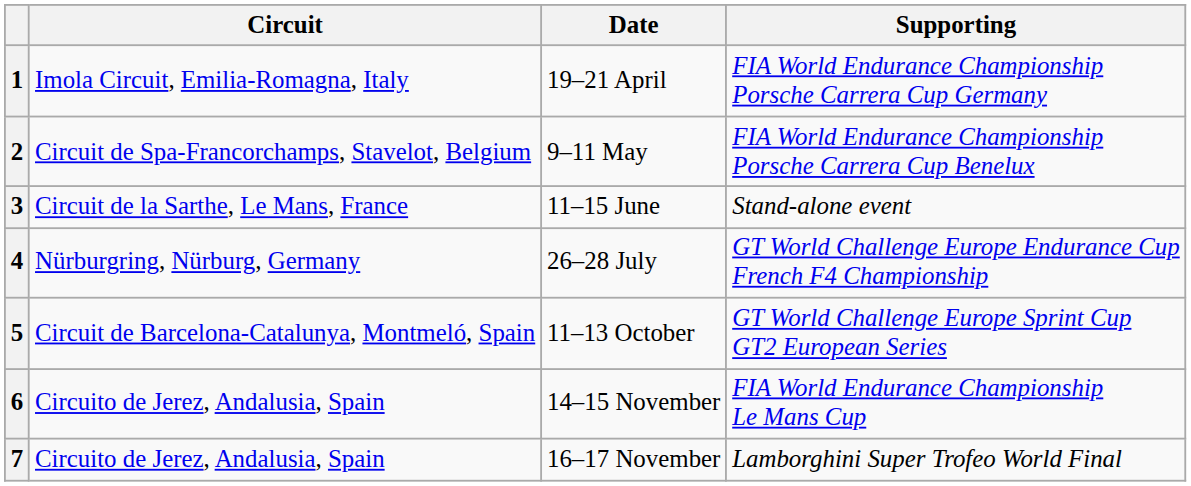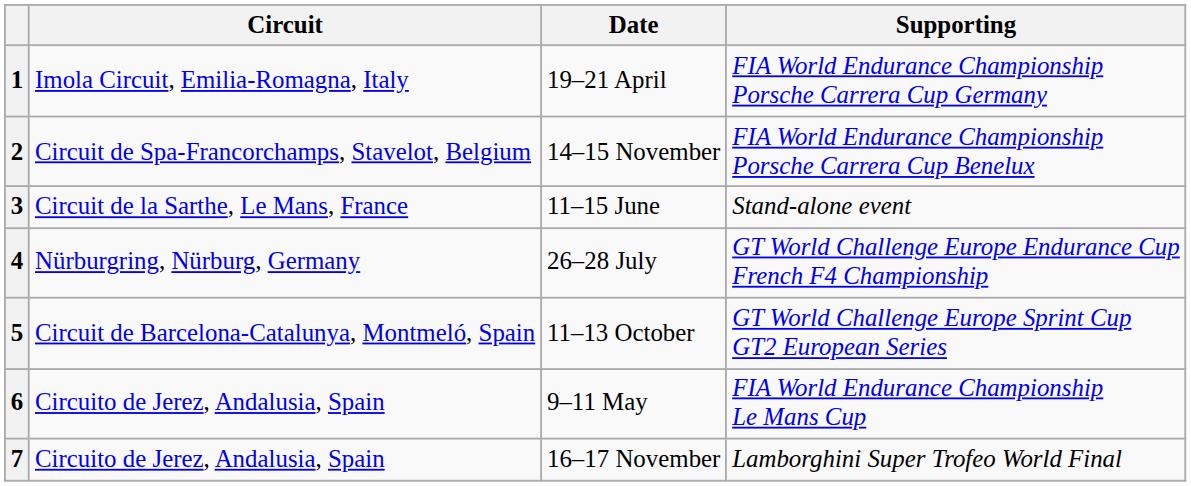(597, 150) 9–11 May -> (634, 150) 14–15 November
(634, 402) 14–15 November -> (597, 402) 9–11 May
